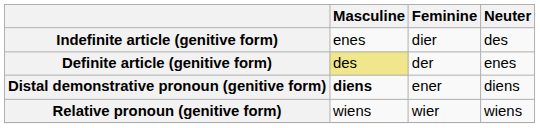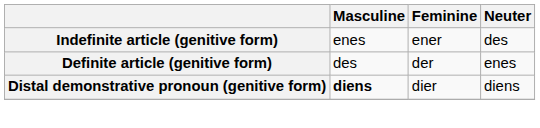(424, 39) dier -> (427, 39) ener
(345, 63) khaki background -> (345, 63) no background
(427, 87) ener -> (424, 87) dier
- row: (167, 110)
